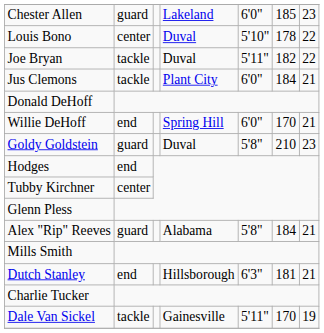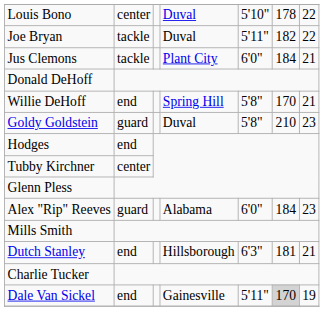- row: (45, 15)
(252, 123) 6'0" -> (252, 101) 5'8"
(252, 230) 5'8" -> (252, 209) 6'0"
(309, 230) 21 -> (309, 209) 23
(133, 317) tackle -> (127, 295) end
(286, 317) no background -> (286, 295) lightgrey background
